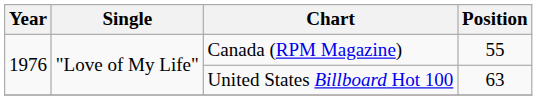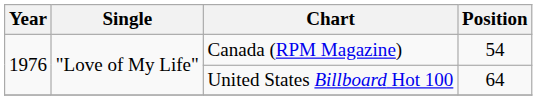(495, 49) 55 -> (495, 49) 54
(495, 79) 63 -> (495, 79) 64
